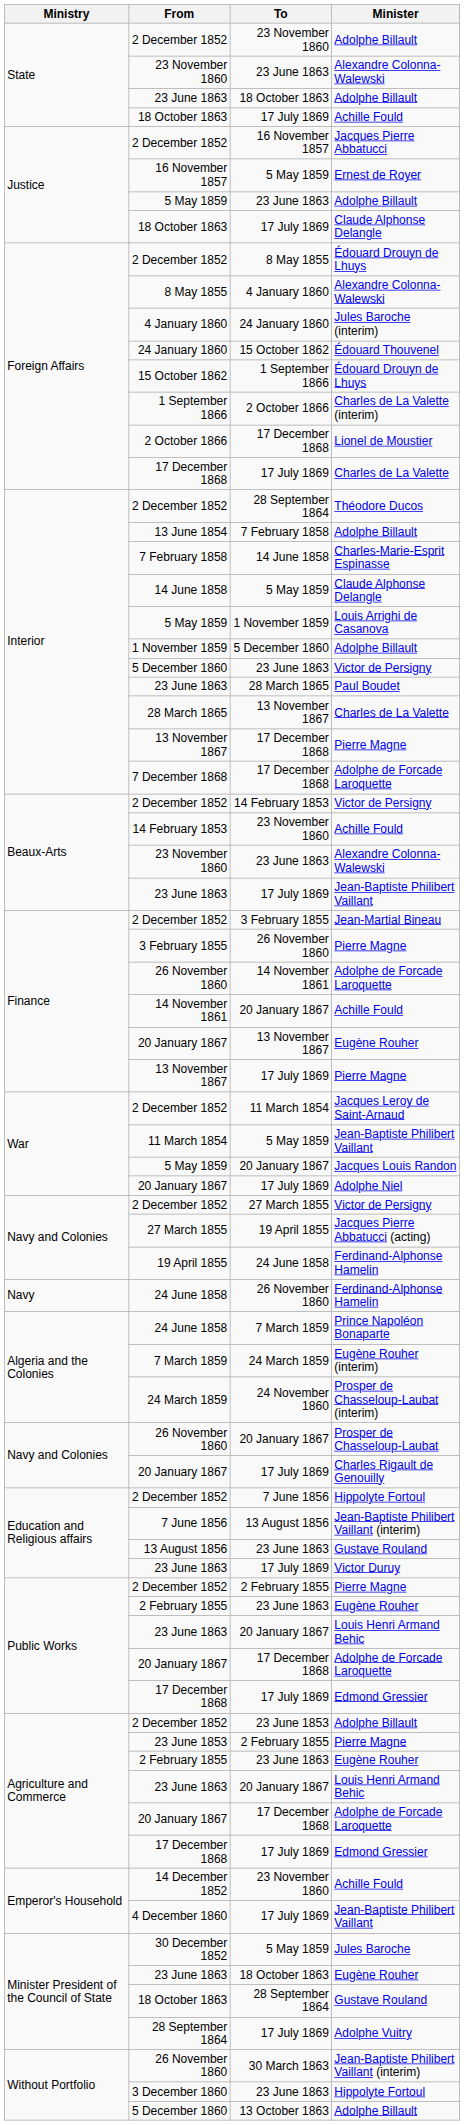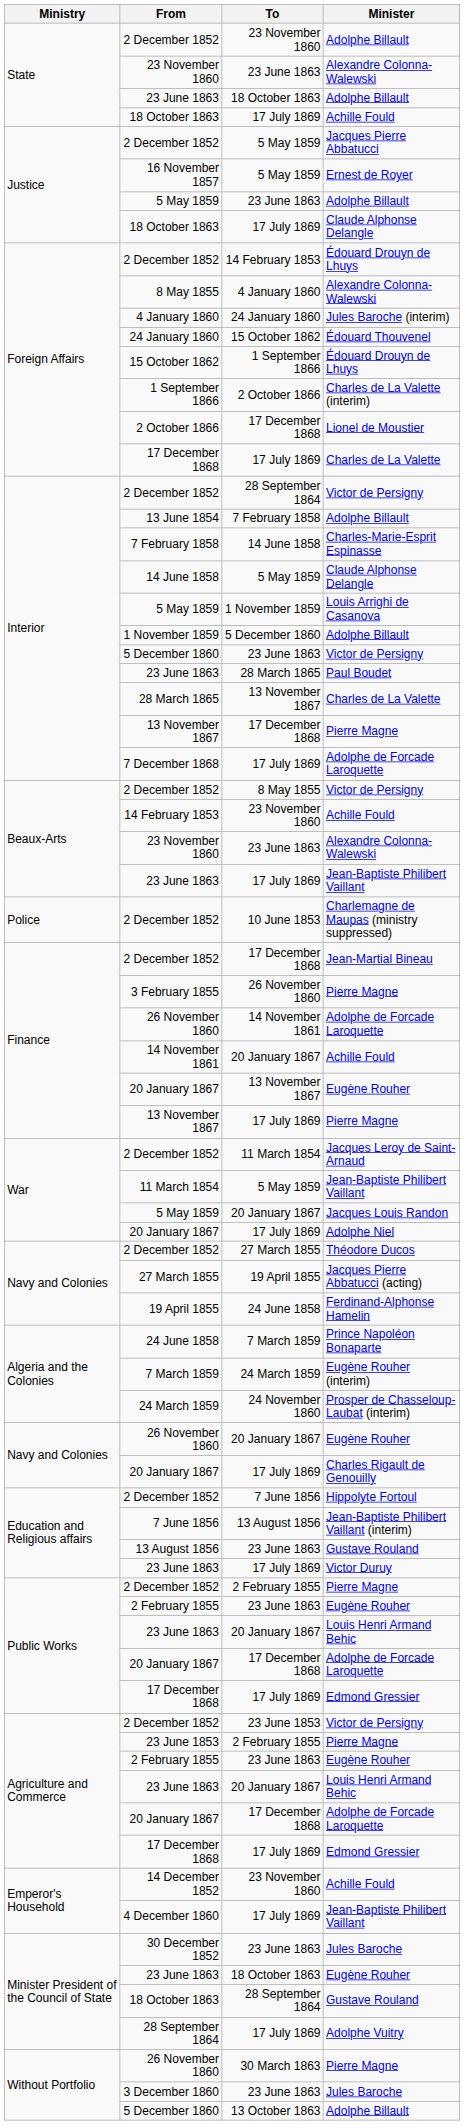(293, 142) 16 November 1857 -> (289, 142) 5 May 1859
(297, 259) 8 May 1855 -> (273, 259) 14 February 1853
(379, 506) Théodore Ducos -> (375, 492) Victor de Persigny
(293, 777) 17 December 1868 -> (286, 764) 17 July 1869
(281, 803) 14 February 1853 -> (289, 789) 8 May 1855
+ row: (23, 920)
(285, 920) 3 February 1855 -> (284, 959) 17 December 1868
(383, 1204) Victor de Persigny -> (370, 1250) Théodore Ducos
- row: (21, 1295)
(386, 1439) Prosper de Chasseloup-Laubat -> (368, 1439) Eugène Rouher
(376, 1722) Adolphe Billault -> (375, 1722) Victor de Persigny
(297, 1949) 5 May 1859 -> (284, 1949) 23 June 1863
(394, 2066) Jean-Baptiste Philibert Vaillant (interim) -> (362, 2066) Pierre Magne
(380, 2091) Hippolyte Fortoul -> (364, 2091) Jules Baroche
